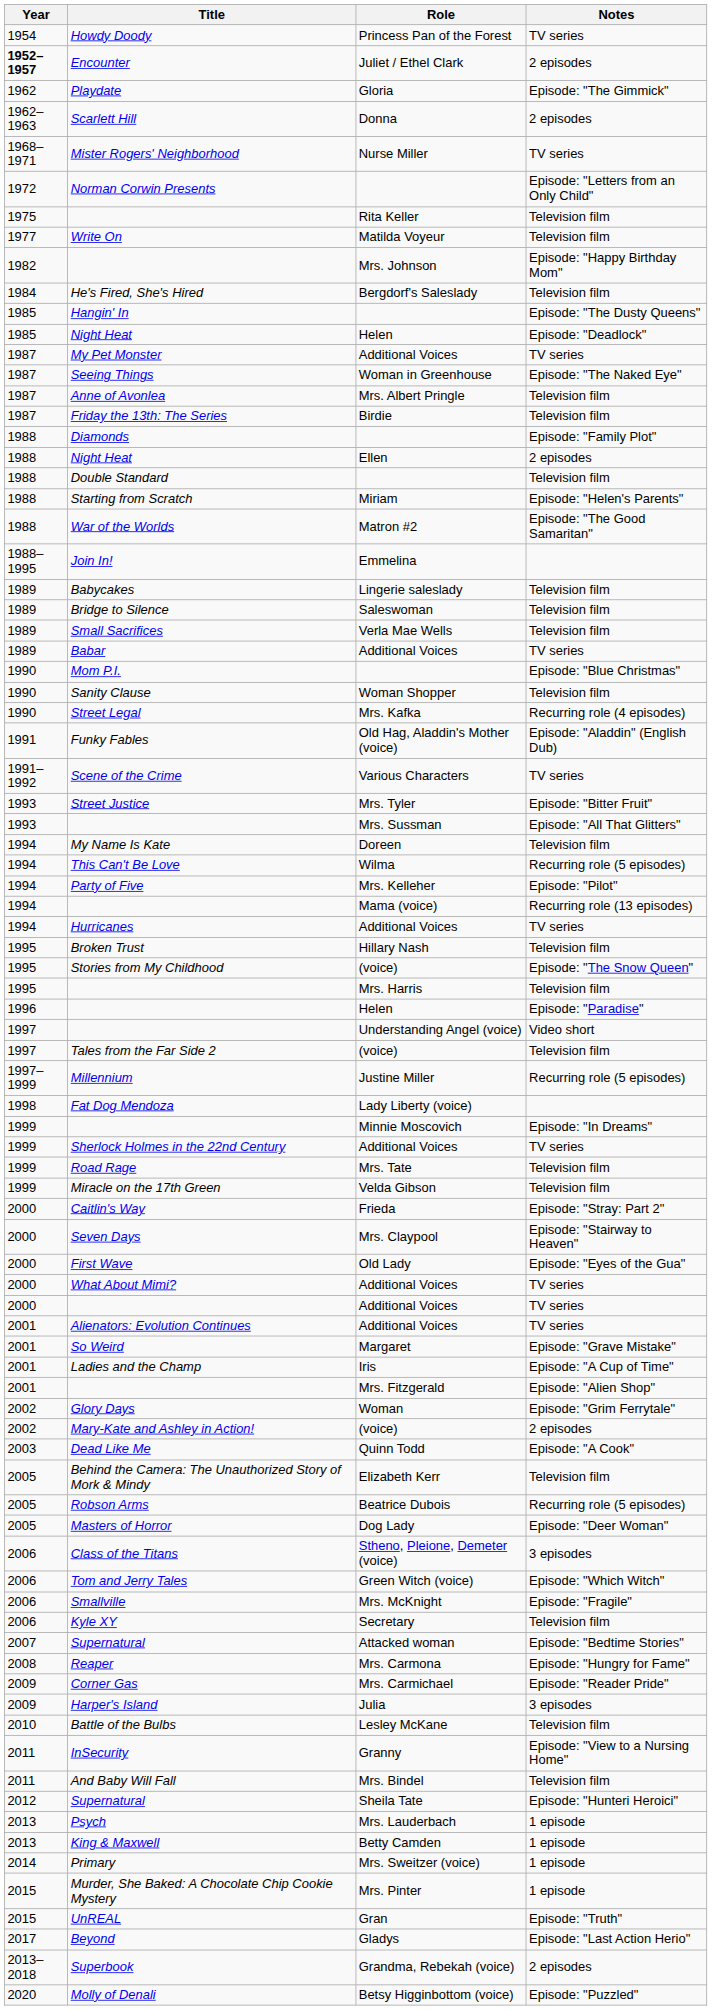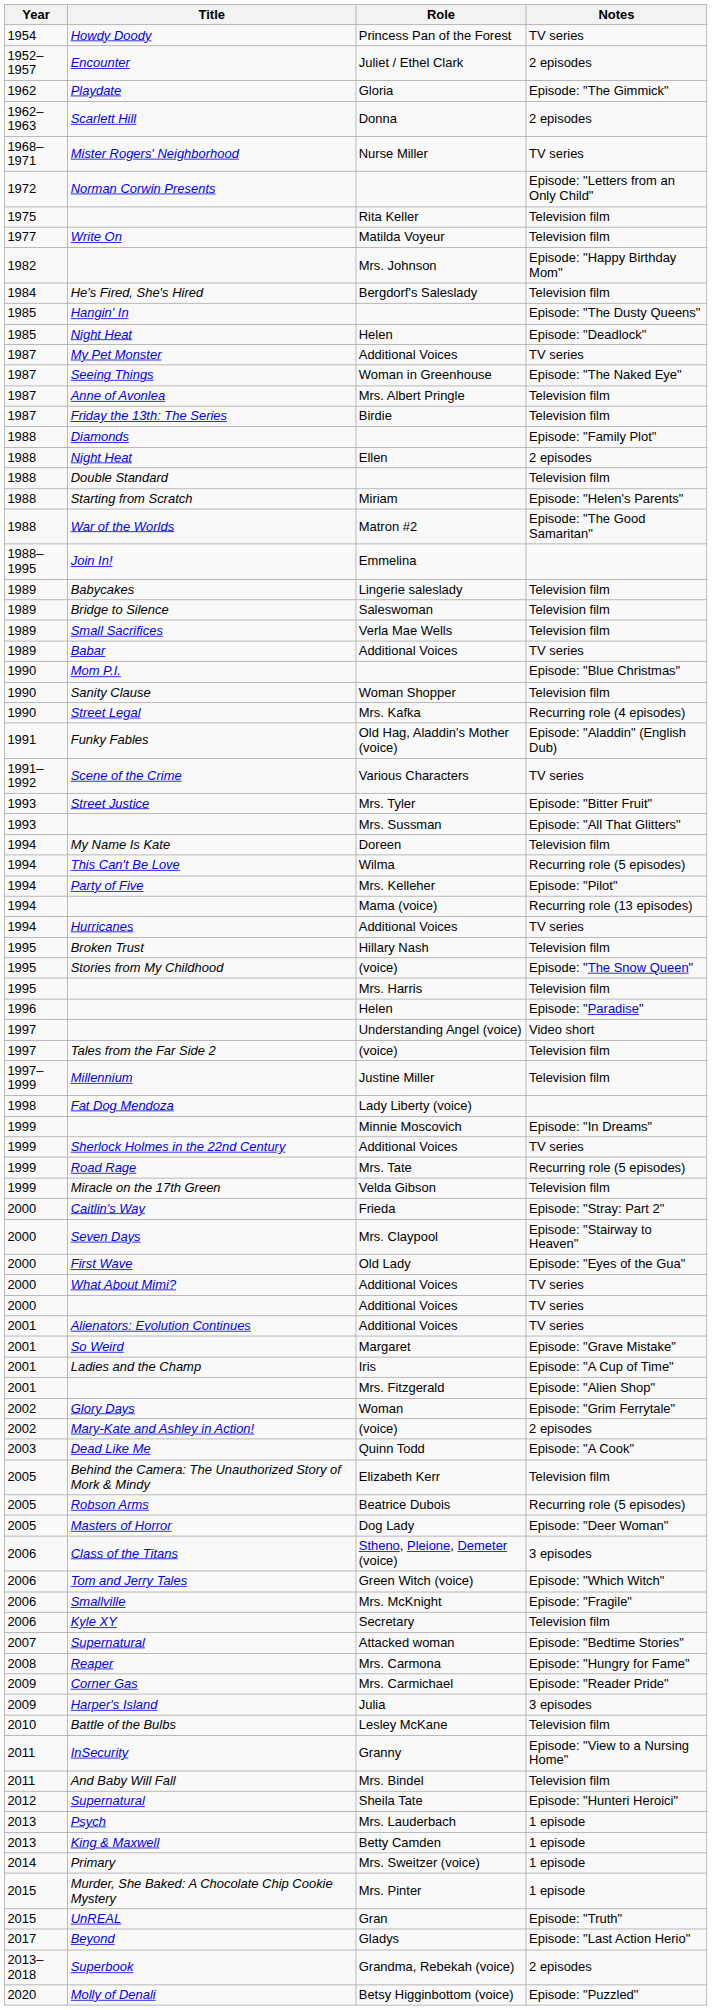(25, 63) bold -> (25, 63) normal
(607, 1078) Recurring role (5 episodes) -> (569, 1078) Television film
(569, 1167) Television film -> (607, 1167) Recurring role (5 episodes)
